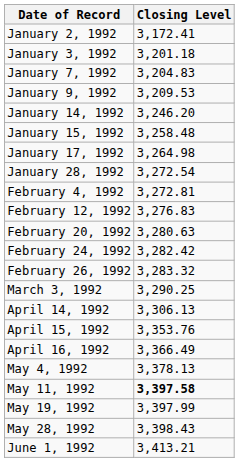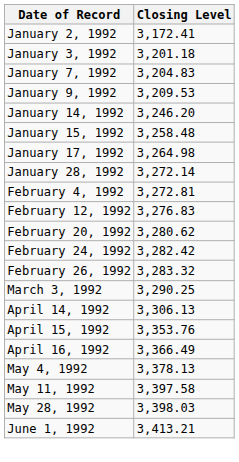(166, 172) 3,272.54 -> (166, 172) 3,272.14
(166, 231) 3,280.63 -> (166, 231) 3,280.62
(166, 389) bold -> (166, 389) normal
- row: (51, 408)
(166, 428) 3,398.43 -> (166, 408) 3,398.03
